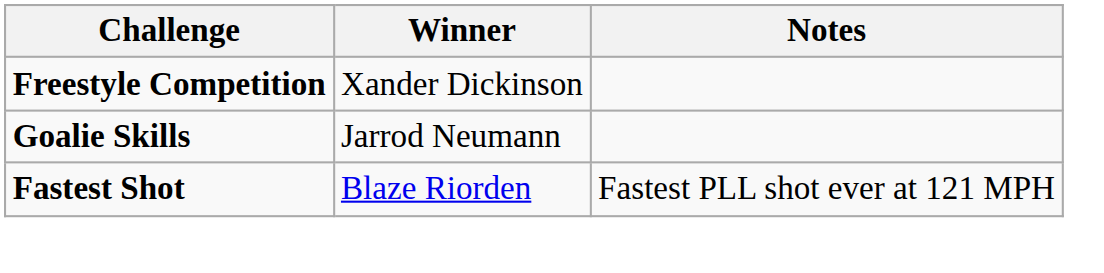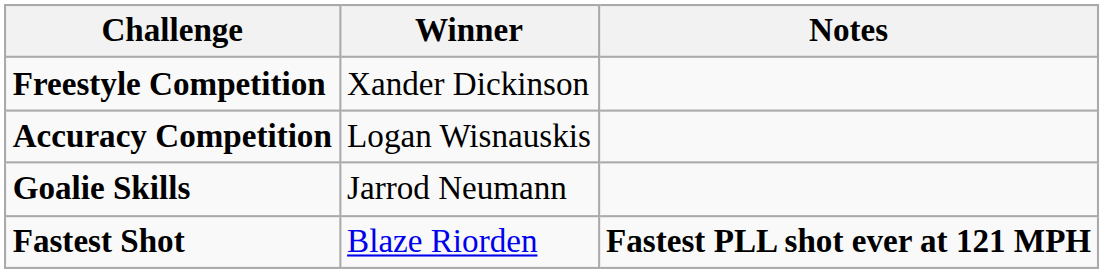+ row: (172, 135)
(827, 188) normal -> (849, 240) bold
